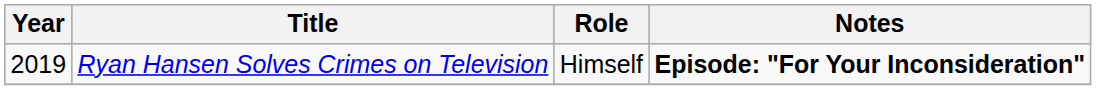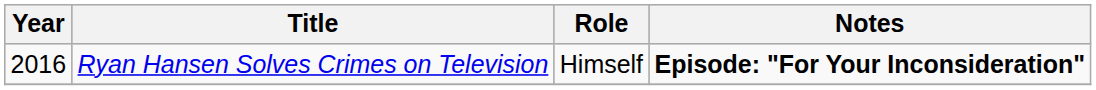(38, 63) 2019 -> (38, 63) 2016
